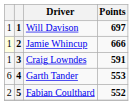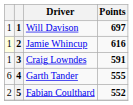(118, 44) 666 -> (118, 44) 616
(118, 76) 553 -> (118, 76) 555
